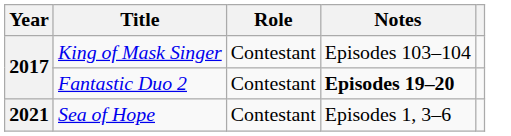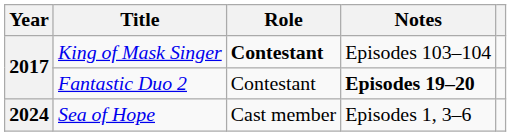(273, 51) normal -> (277, 51) bold
(29, 114) 2021 -> (29, 114) 2024
(273, 114) Contestant -> (283, 114) Cast member
